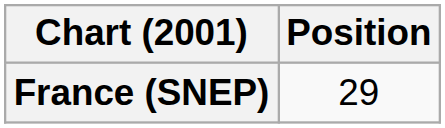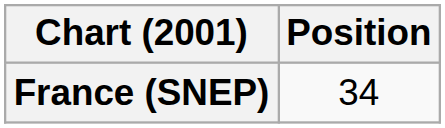(359, 92) 29 -> (359, 92) 34
